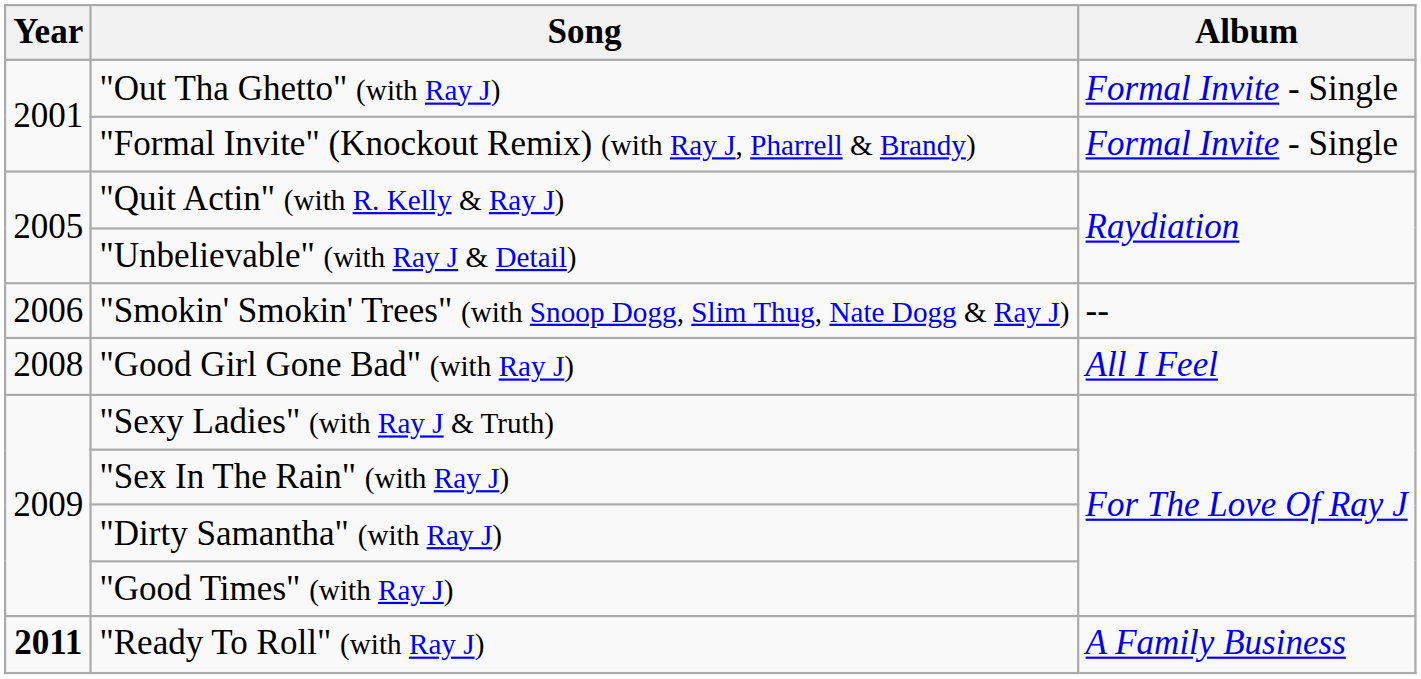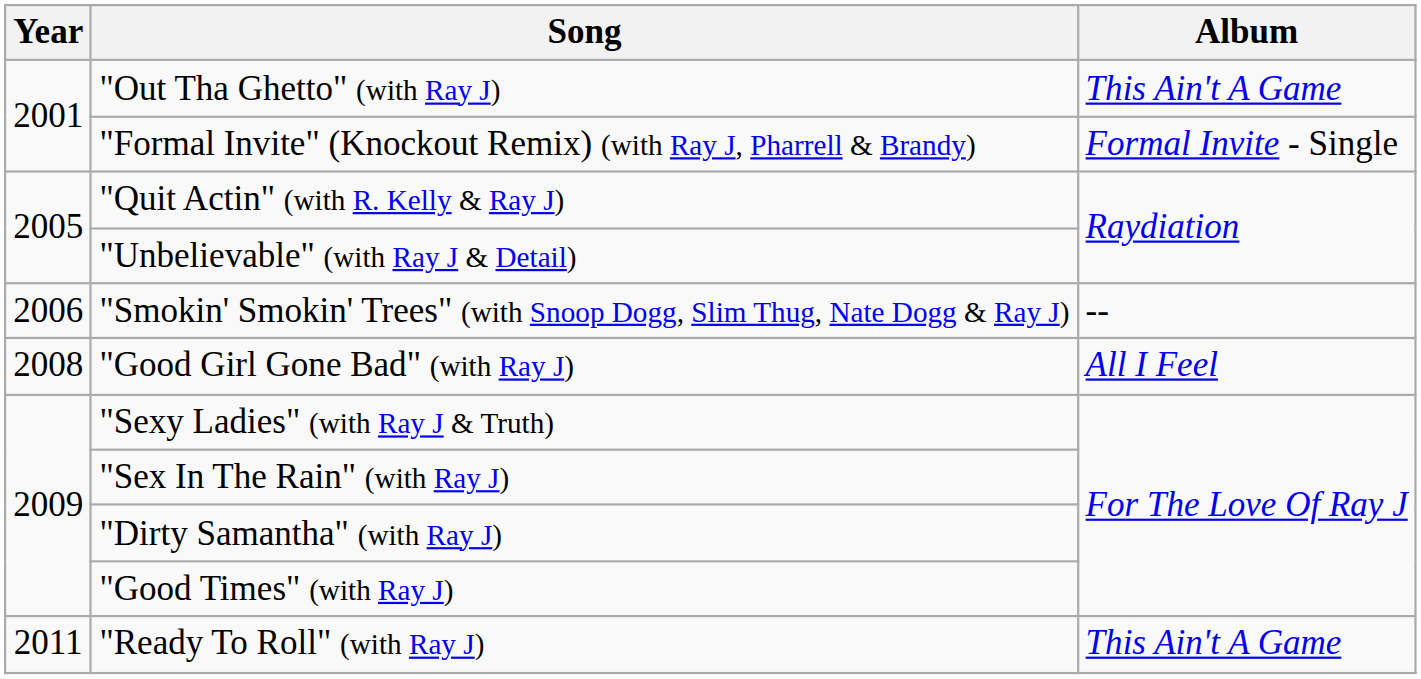(1242, 87) Formal Invite - Single -> (1213, 87) This Ain't A Game
(48, 643) bold -> (48, 643) normal
(1216, 643) A Family Business -> (1213, 643) This Ain't A Game
